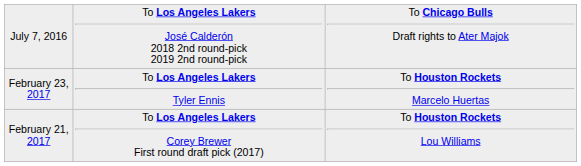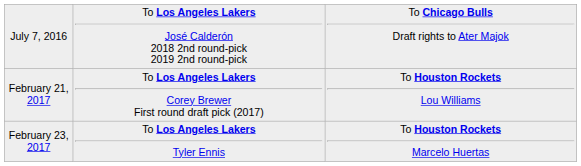rows swapped: (39, 135) <-> (39, 89)
